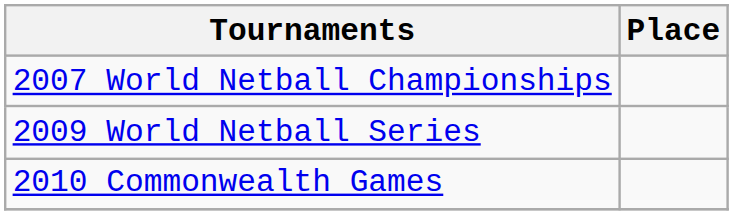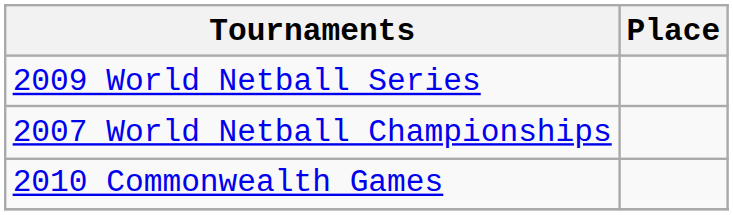rows swapped: (312, 81) <-> (247, 132)
